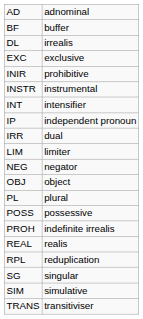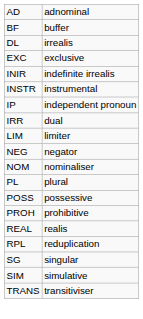(66, 74) prohibitive -> (79, 74) indefinite irrealis
- row: (14, 105)
+ row: (18, 167)
- row: (16, 182)
(79, 228) indefinite irrealis -> (66, 213) prohibitive
